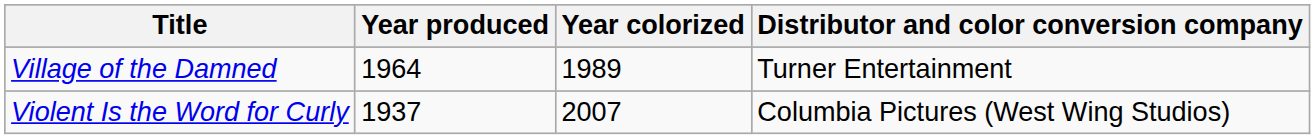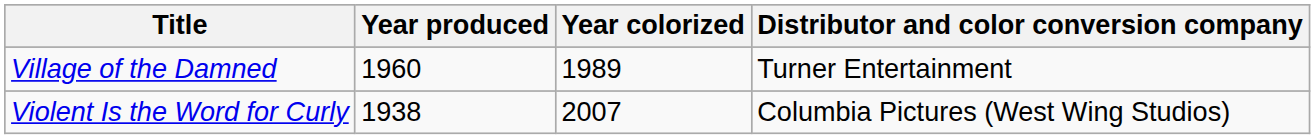(391, 68) 1964 -> (391, 68) 1960
(391, 111) 1937 -> (391, 111) 1938
